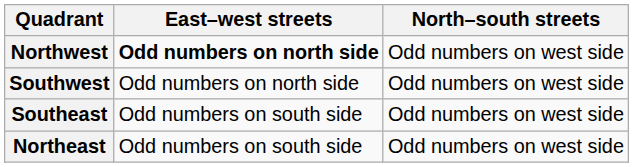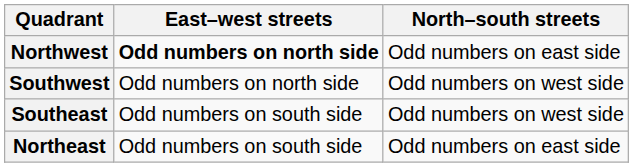(506, 51) Odd numbers on west side -> (504, 51) Odd numbers on east side
(506, 146) Odd numbers on west side -> (504, 146) Odd numbers on east side
